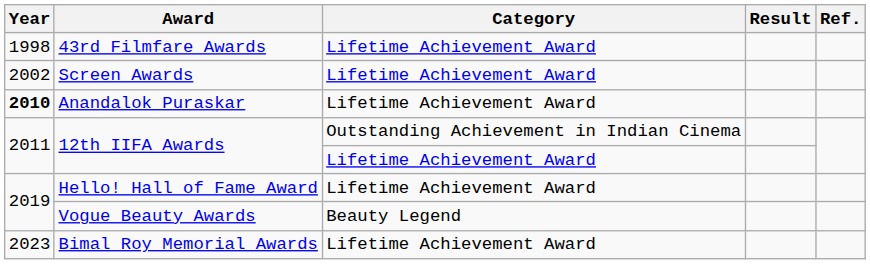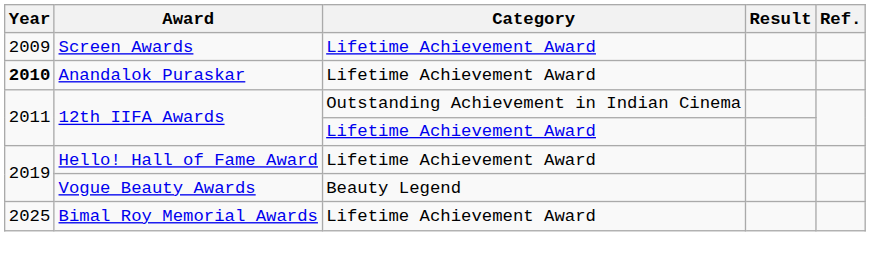- row: (162, 47)
(30, 75) 2002 -> (30, 47) 2009
(30, 244) 2023 -> (30, 216) 2025
